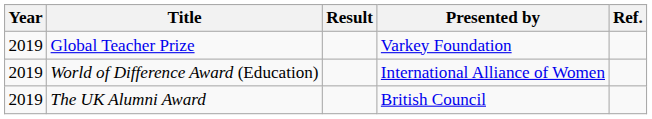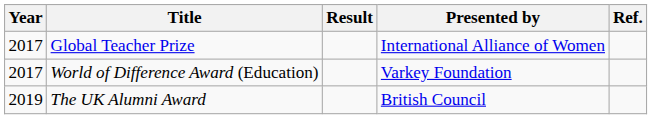(26, 45) 2019 -> (26, 45) 2017
(446, 45) Varkey Foundation -> (493, 45) International Alliance of Women
(26, 72) 2019 -> (26, 72) 2017
(493, 72) International Alliance of Women -> (446, 72) Varkey Foundation
